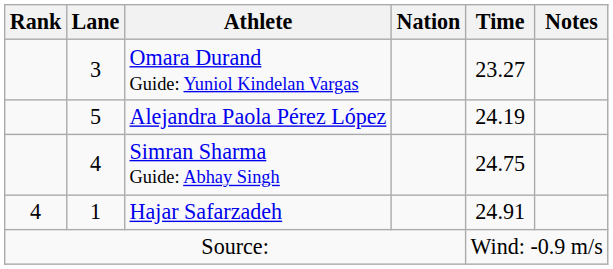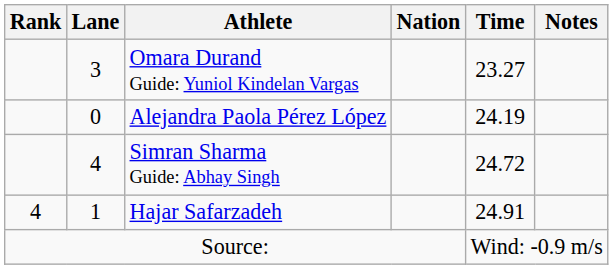(95, 116) 5 -> (95, 116) 0
(500, 164) 24.75 -> (500, 164) 24.72
